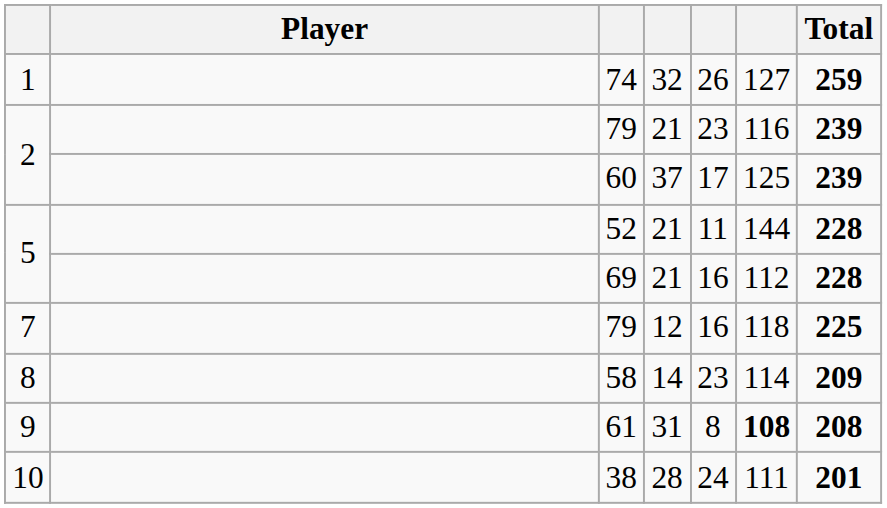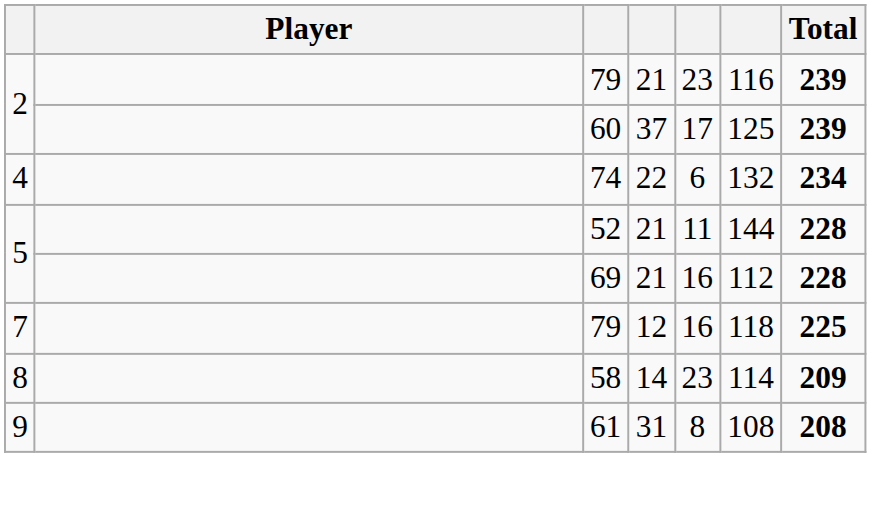- row: (28, 79)
+ row: (20, 178)
(767, 427) bold -> (751, 427) normal
- row: (28, 476)
